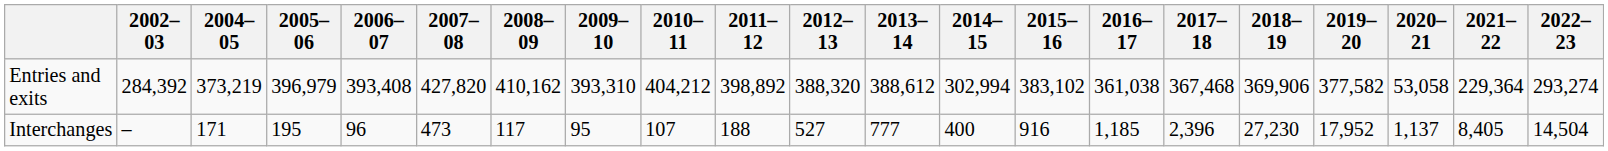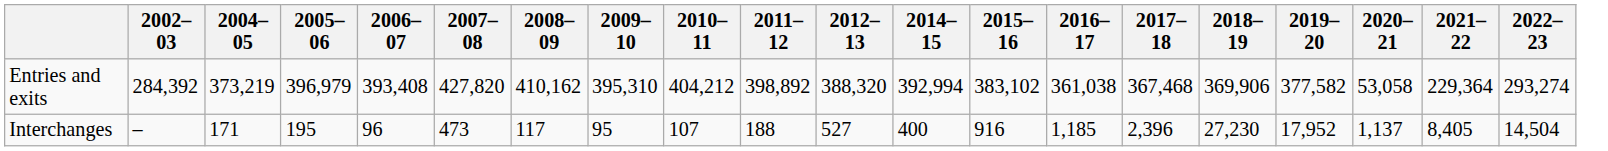- column: (902, 31)
(603, 86) 393,310 -> (625, 86) 395,310
(977, 86) 302,994 -> (930, 86) 392,994
